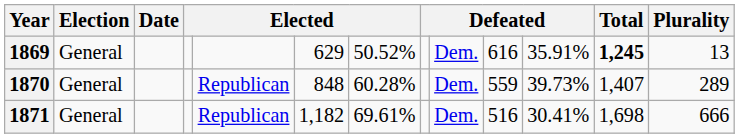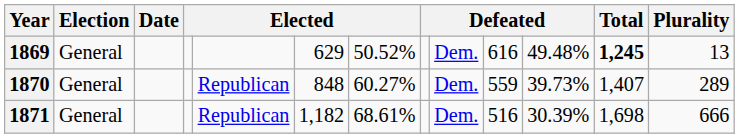(558, 52) 35.91% -> (558, 52) 49.48%
(384, 84) 60.28% -> (384, 84) 60.27%
(384, 116) 69.61% -> (384, 116) 68.61%
(558, 116) 30.41% -> (558, 116) 30.39%
